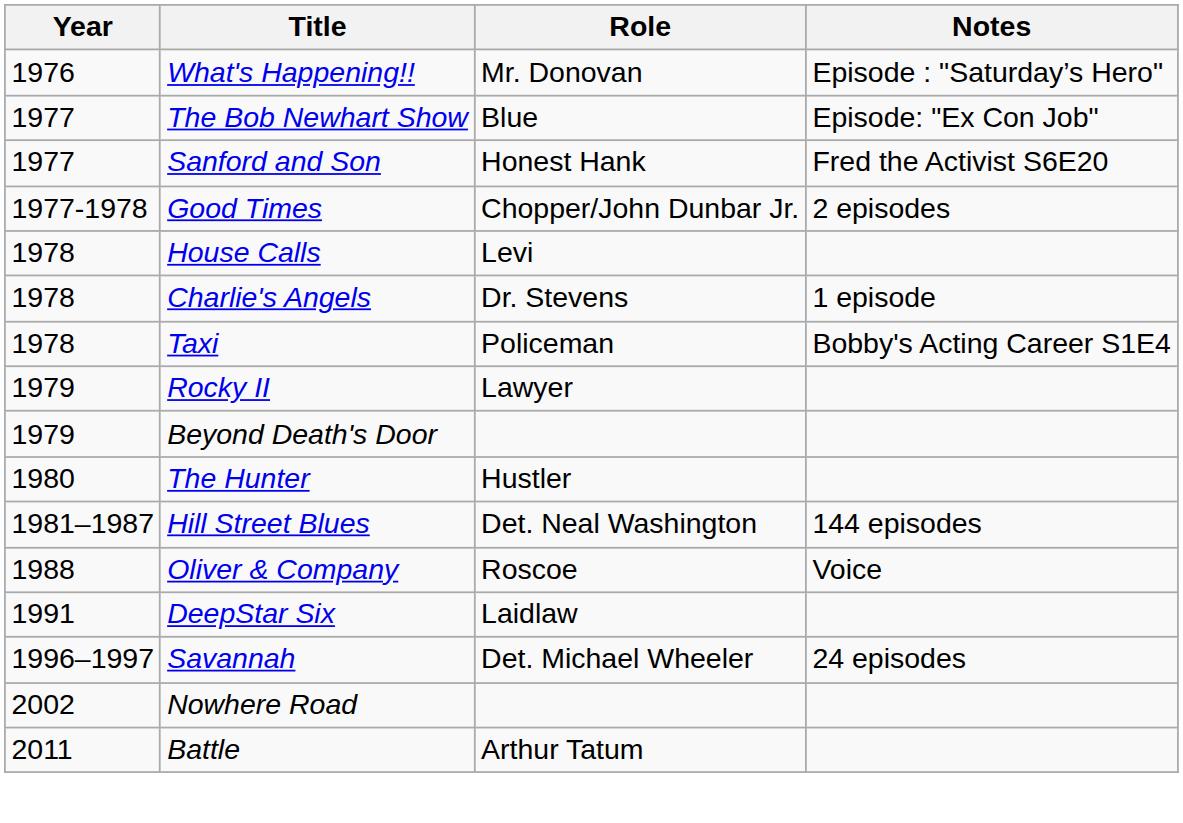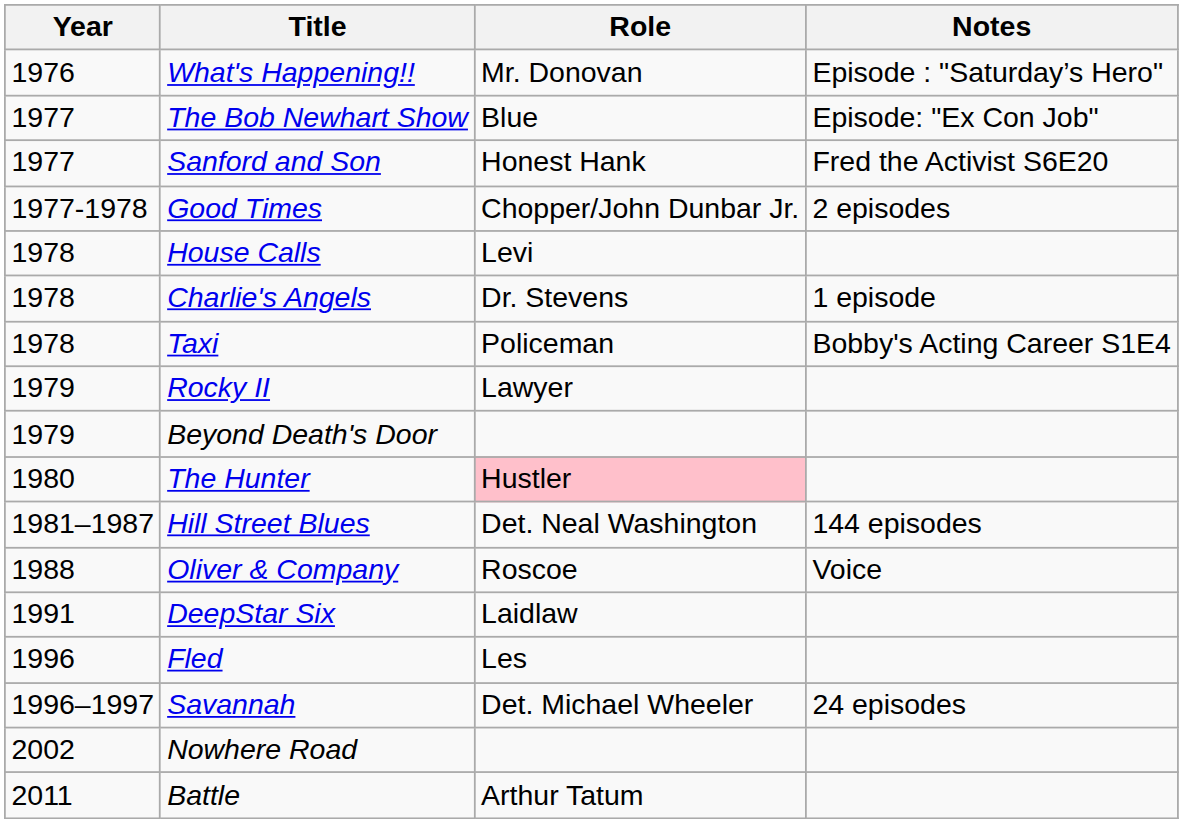(526, 478) no background -> (526, 478) pink background
+ row: (195, 659)
